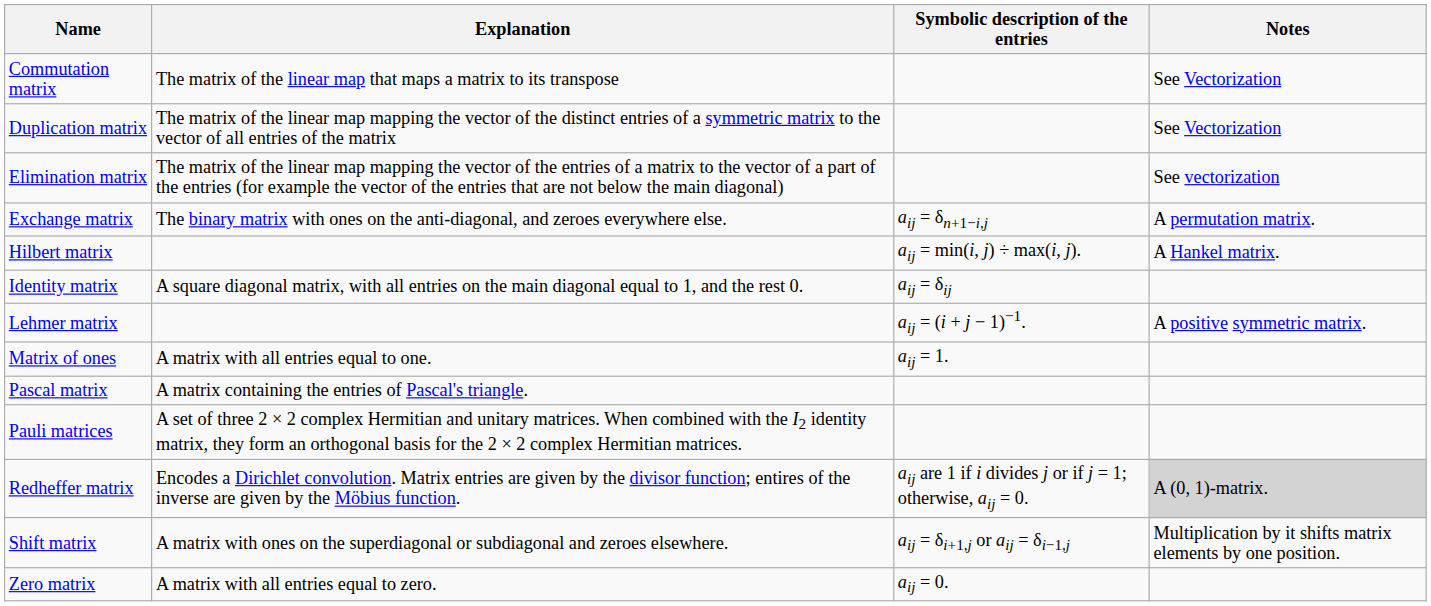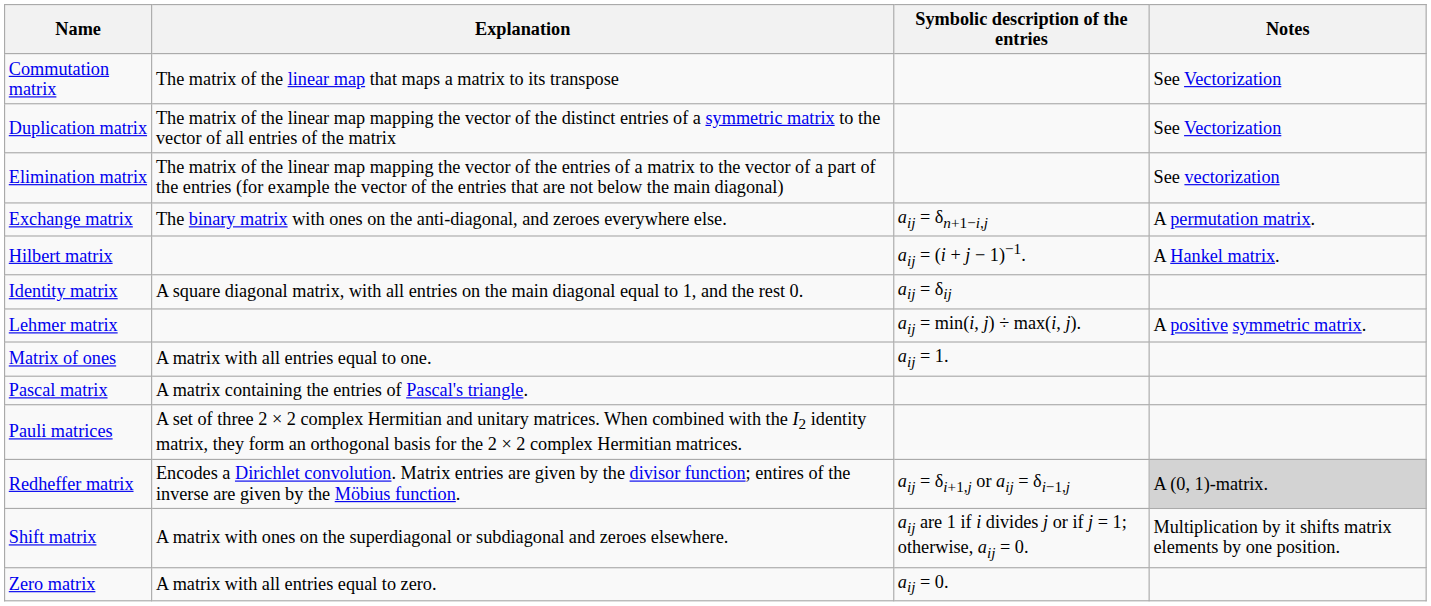(989, 252) aij = min(i, j) ÷ max(i, j). -> (962, 255) aij = (i + j − 1)−1.
(962, 322) aij = (i + j − 1)−1. -> (989, 325) aij = min(i, j) ÷ max(i, j).
(1012, 488) aij are 1 if i divides j or if j = 1; otherwise, aij = 0. -> (984, 483) aij = δi+1,j or aij = δi−1,j
(984, 542) aij = δi+1,j or aij = δi−1,j -> (1012, 537) aij are 1 if i divides j or if j = 1; otherwise, aij = 0.
